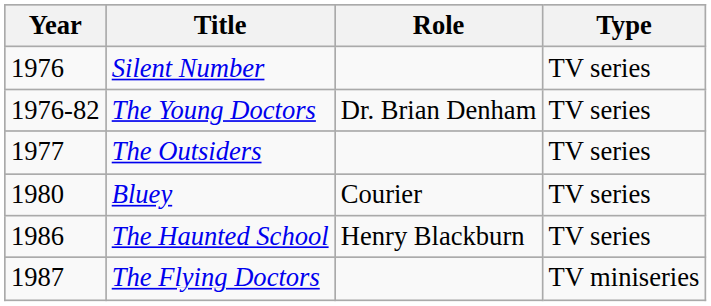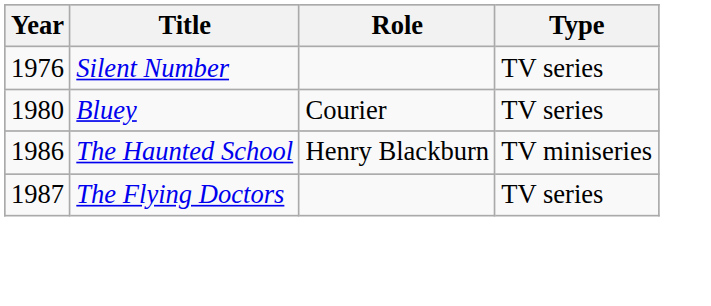- row: (214, 109)
- row: (187, 151)
(600, 236) TV series -> (577, 151) TV miniseries
(624, 278) TV miniseries -> (552, 194) TV series
